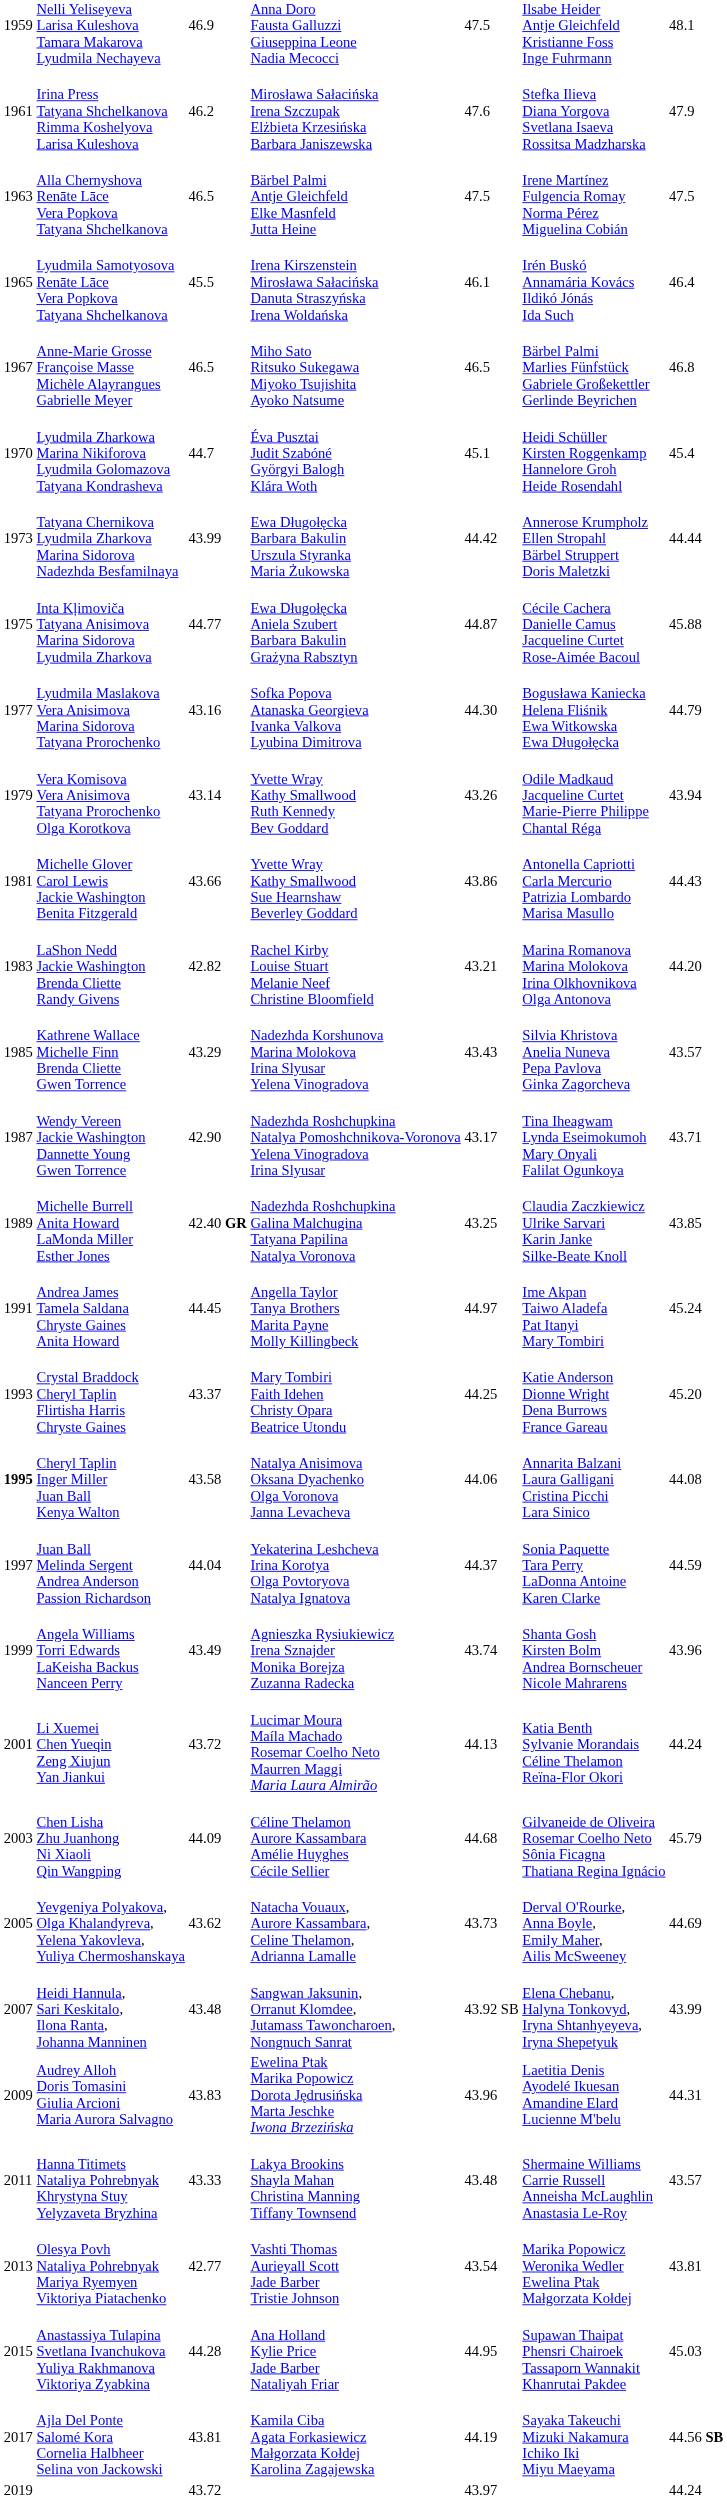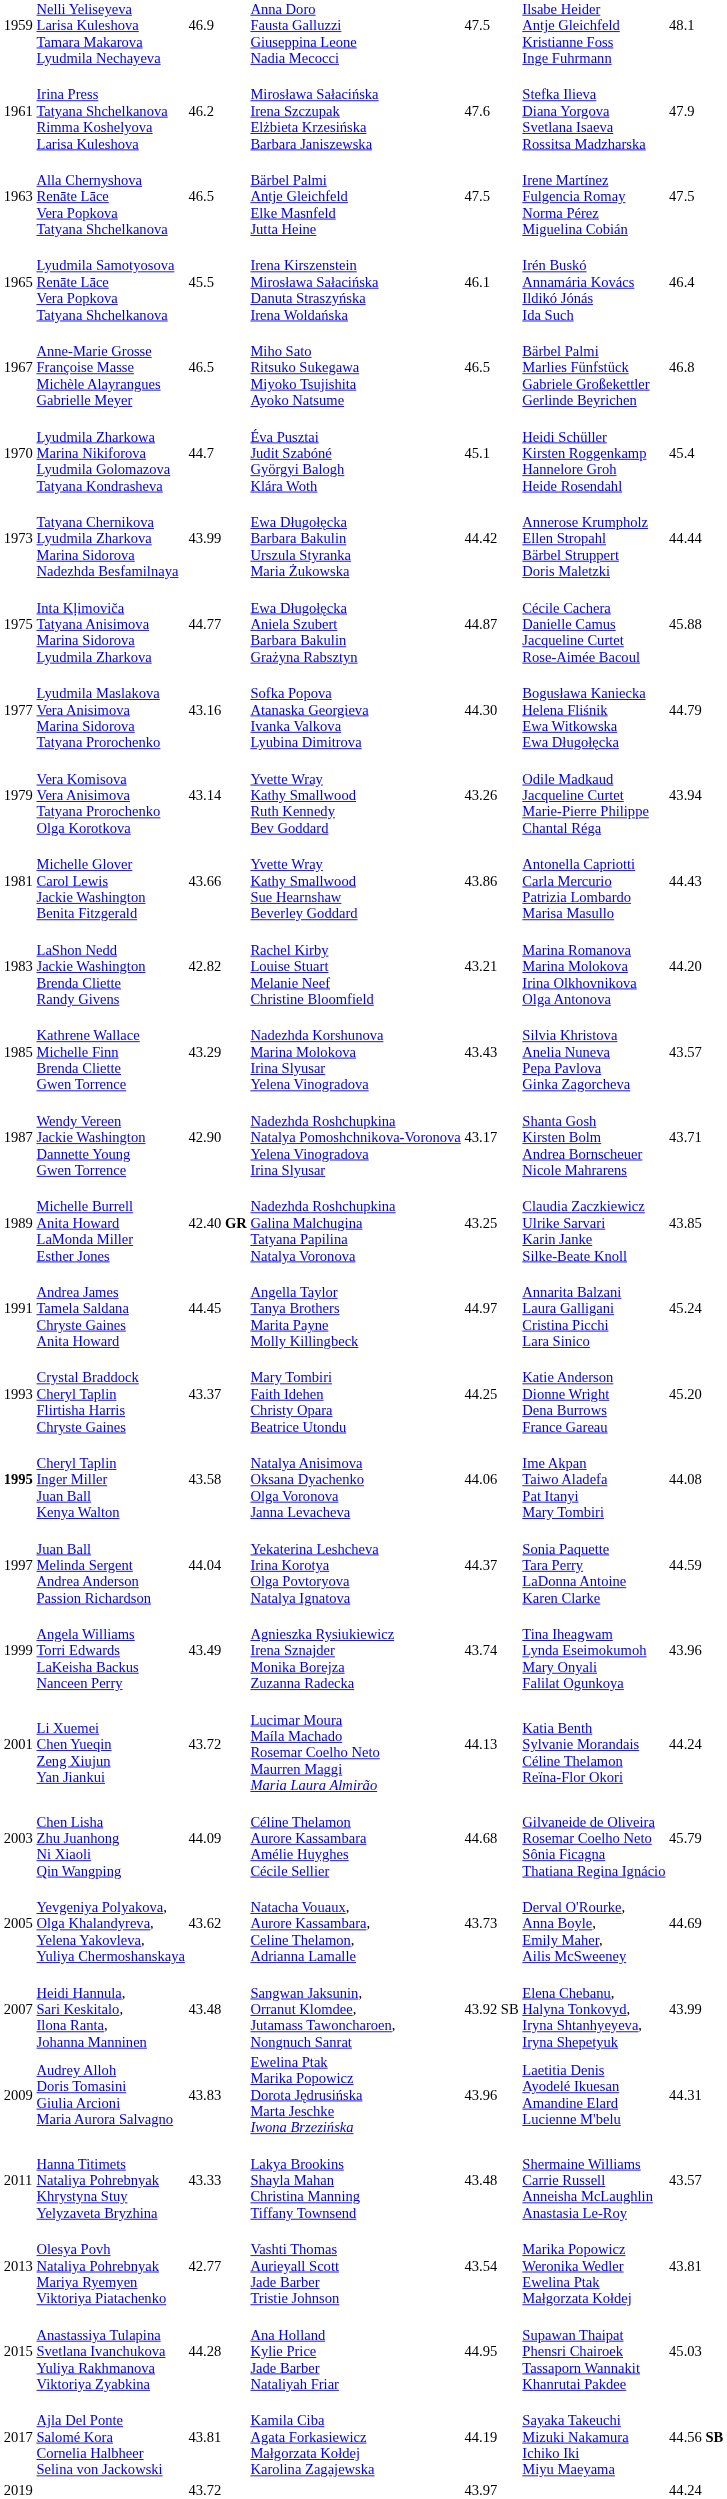(584, 1145) Tina Iheagwam Lynda Eseimokumoh Mary Onyali Falilat Ogunkoya -> (582, 1145) Shanta Gosh Kirsten Bolm Andrea Bornscheuer Nicole Mahrarens
(565, 1317) Ime Akpan Taiwo Aladefa Pat Itanyi Mary Tombiri -> (572, 1317) Annarita Balzani Laura Galligani Cristina Picchi Lara Sinico
(572, 1488) Annarita Balzani Laura Galligani Cristina Picchi Lara Sinico -> (565, 1488) Ime Akpan Taiwo Aladefa Pat Itanyi Mary Tombiri
(582, 1659) Shanta Gosh Kirsten Bolm Andrea Bornscheuer Nicole Mahrarens -> (584, 1659) Tina Iheagwam Lynda Eseimokumoh Mary Onyali Falilat Ogunkoya
